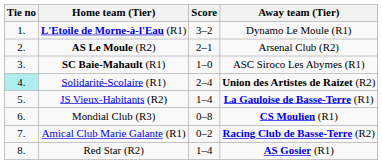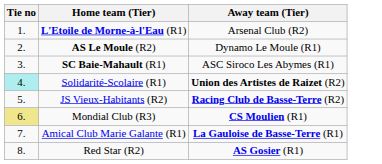- column: (204, 13)
(299, 30) Dynamo Le Moule (R1) -> (268, 30) Arsenal Club (R2)
(299, 47) Arsenal Club (R2) -> (268, 47) Dynamo Le Moule (R1)
(299, 99) La Gauloise de Basse-Terre (R1) -> (268, 99) Racing Club de Basse-Terre (R2)
(21, 116) no background -> (21, 116) khaki background
(299, 133) Racing Club de Basse-Terre (R2) -> (268, 133) La Gauloise de Basse-Terre (R1)
